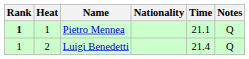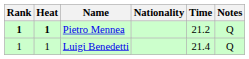(47, 29) normal -> (47, 29) bold
(201, 29) 21.1 -> (201, 29) 21.2
(47, 46) 2 -> (47, 46) 1
